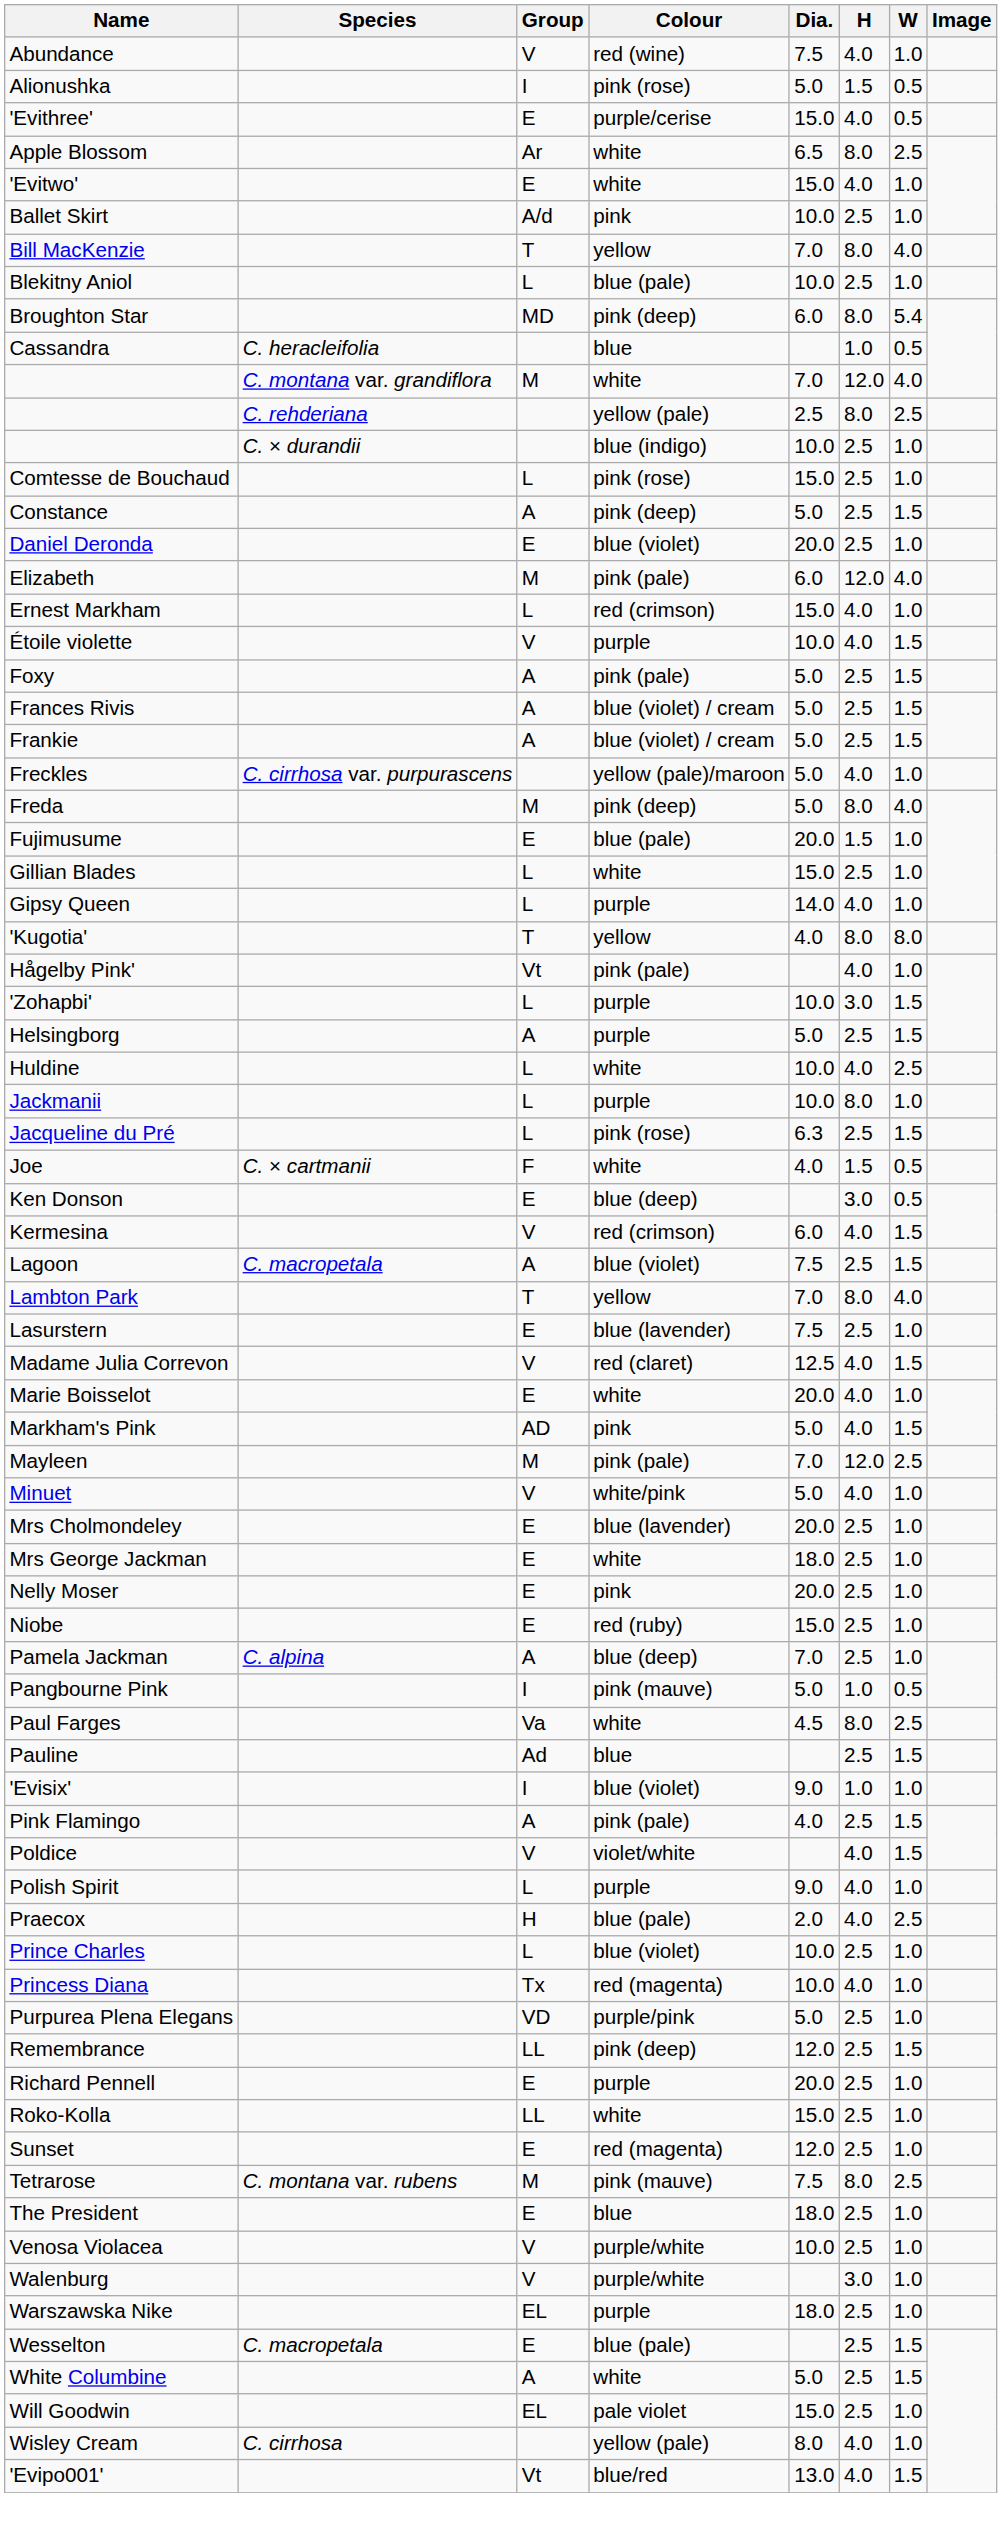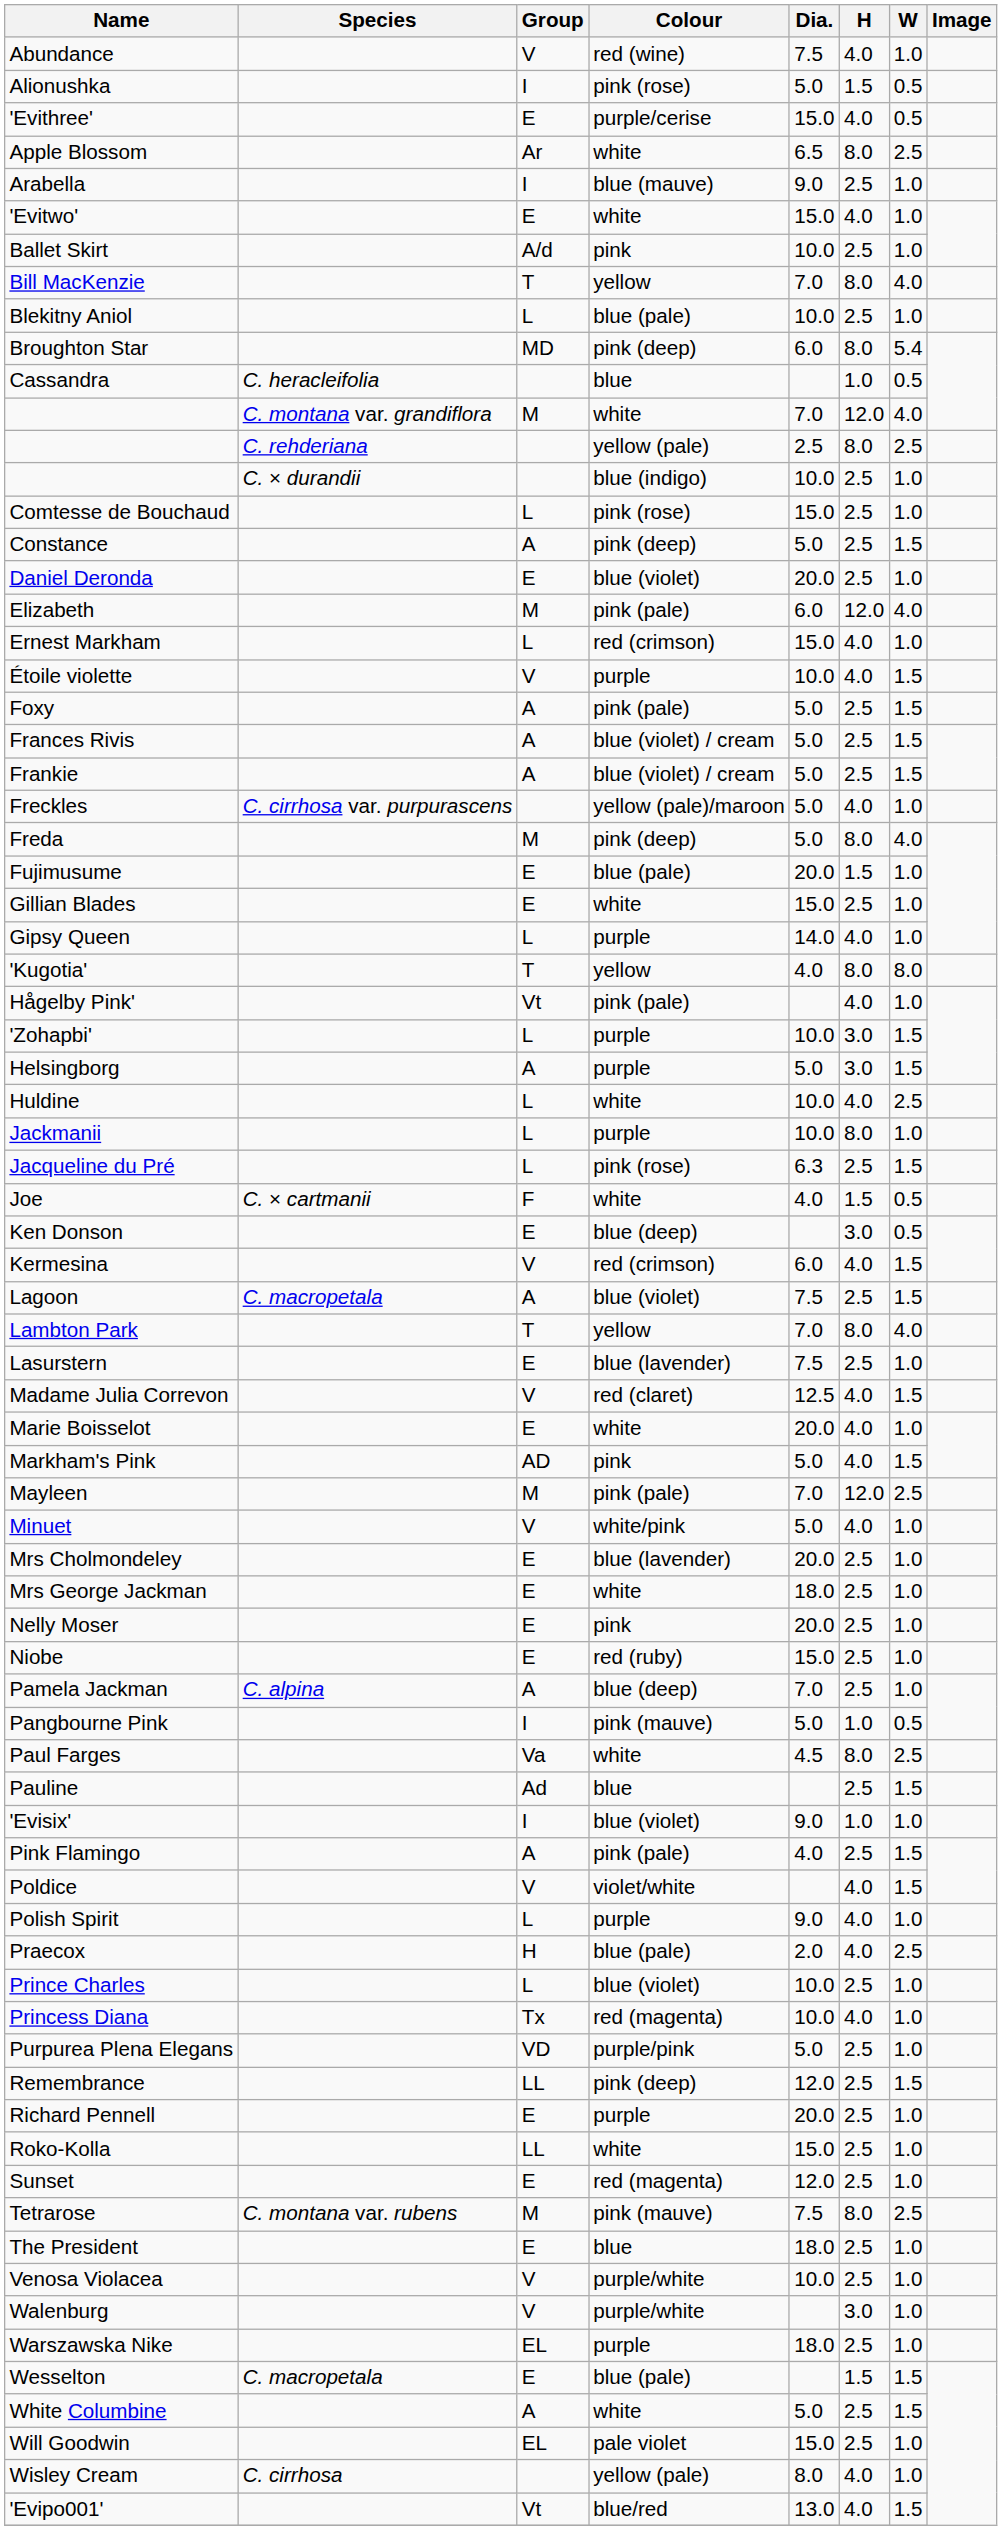+ row: (47, 184)
(528, 871) L -> (529, 904) E
(858, 1035) 2.5 -> (858, 1068) 3.0
(858, 2344) 2.5 -> (858, 2377) 1.5
